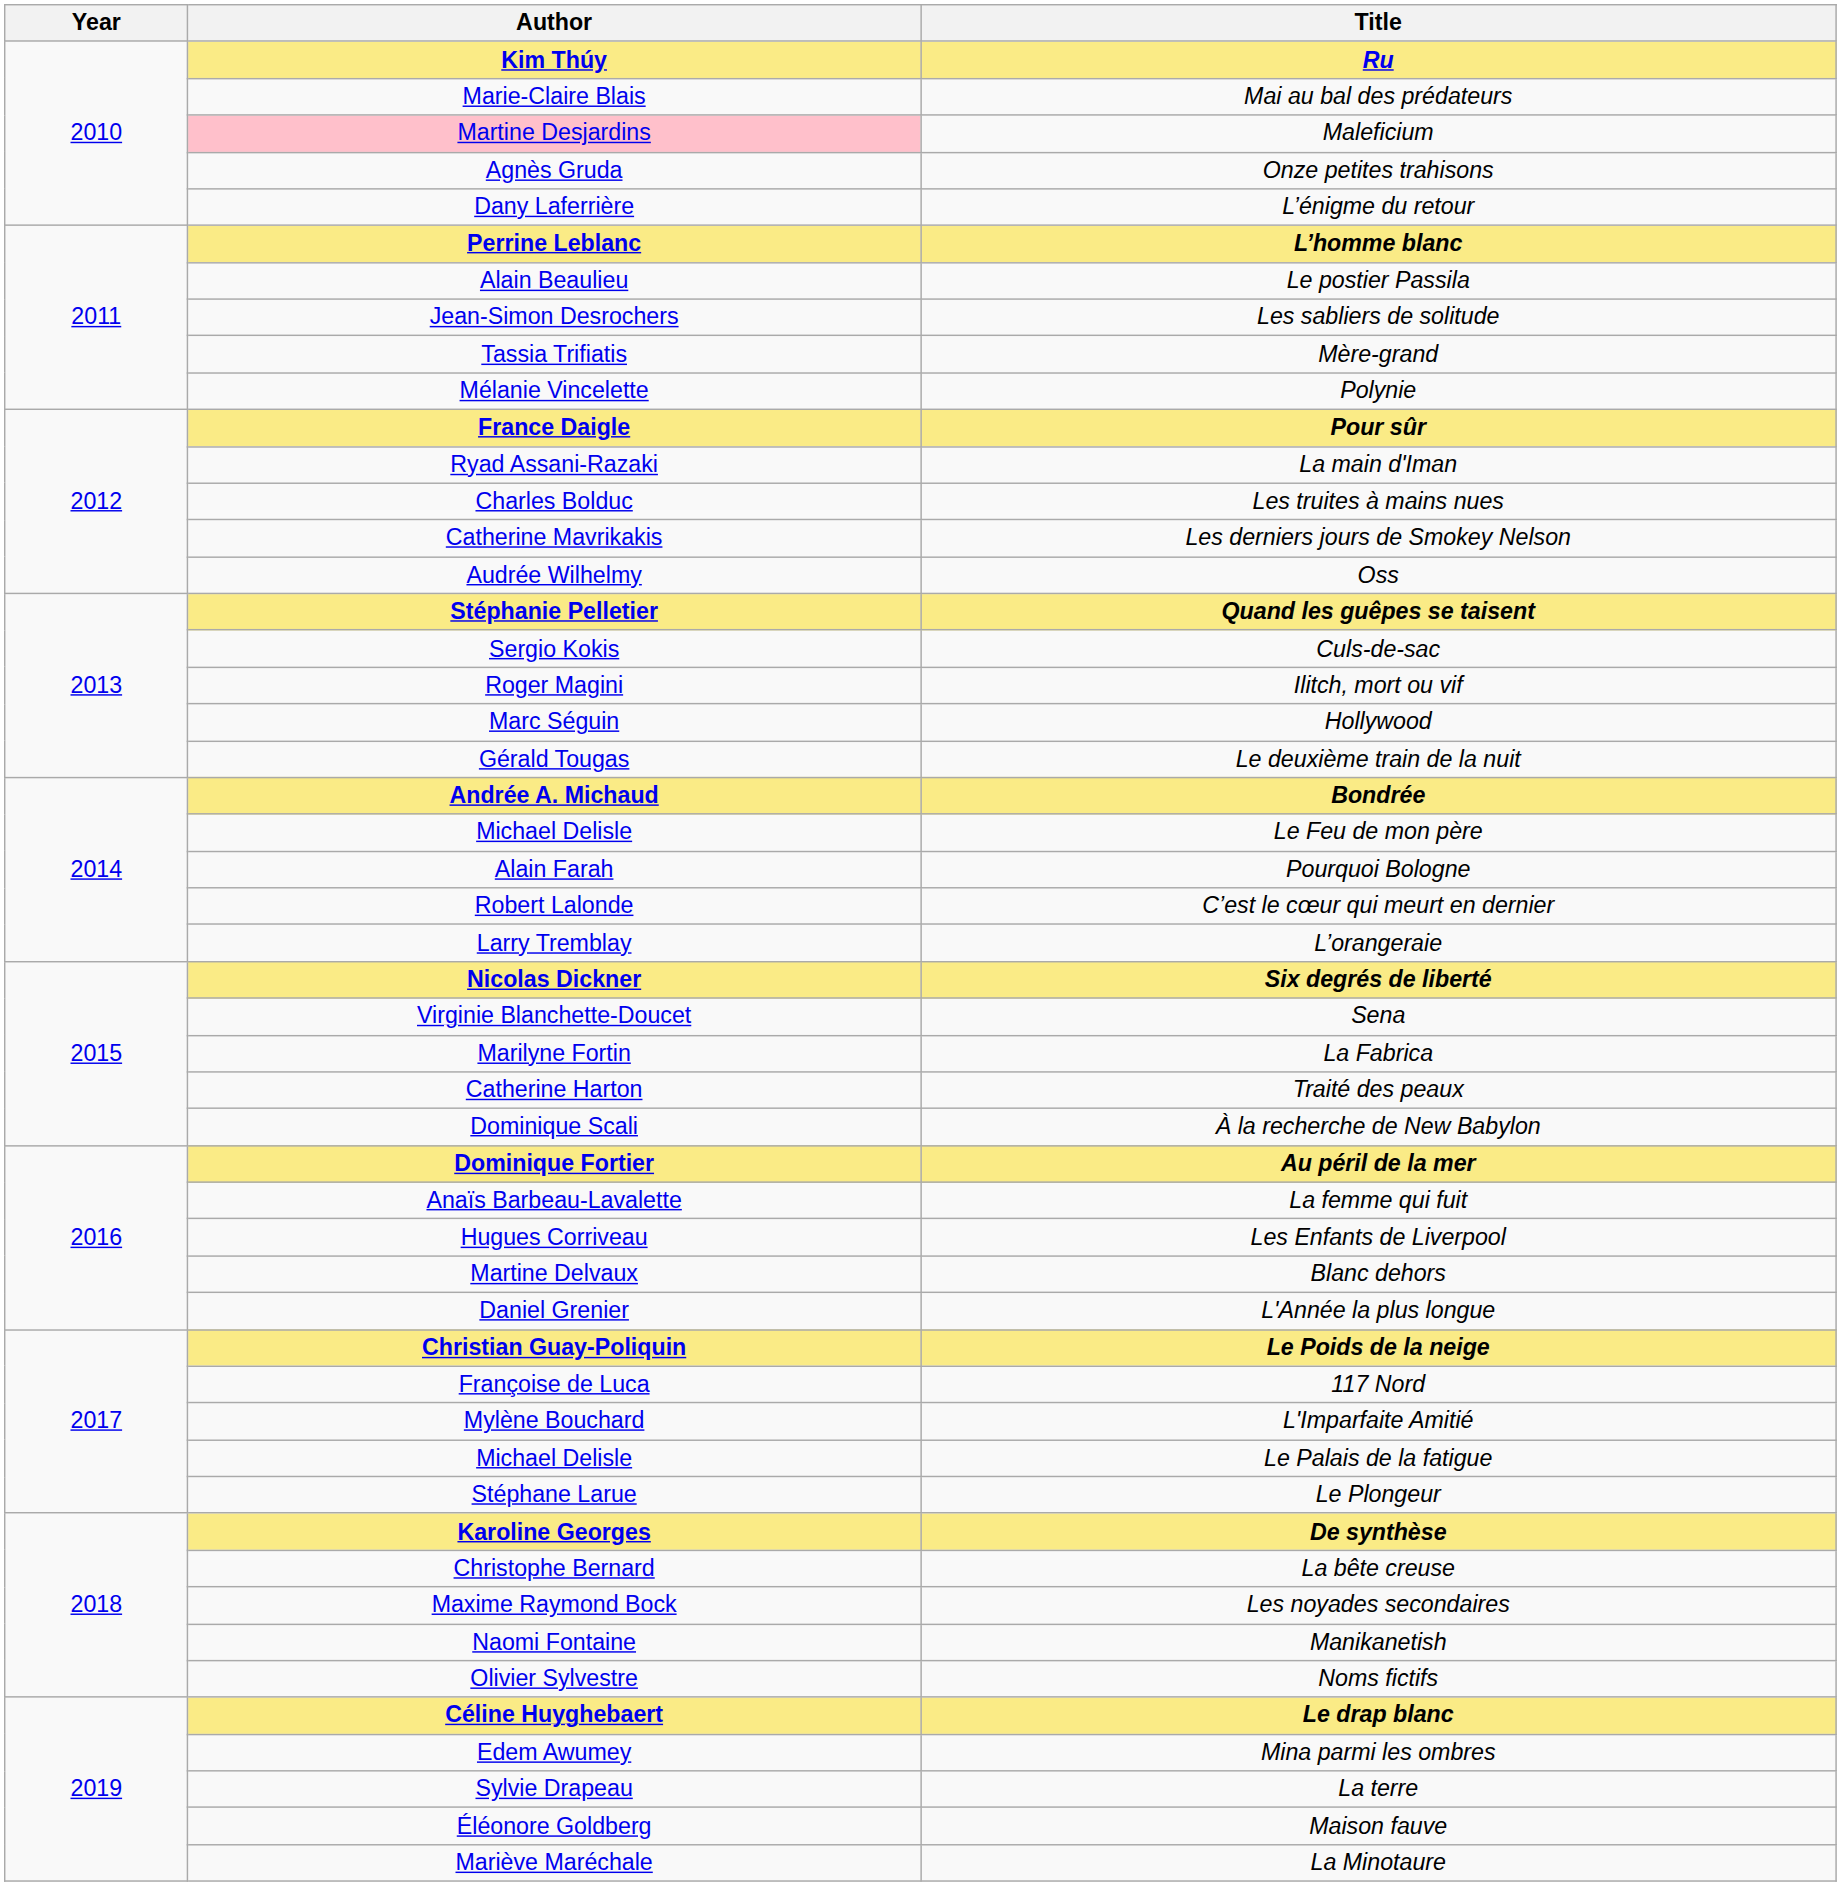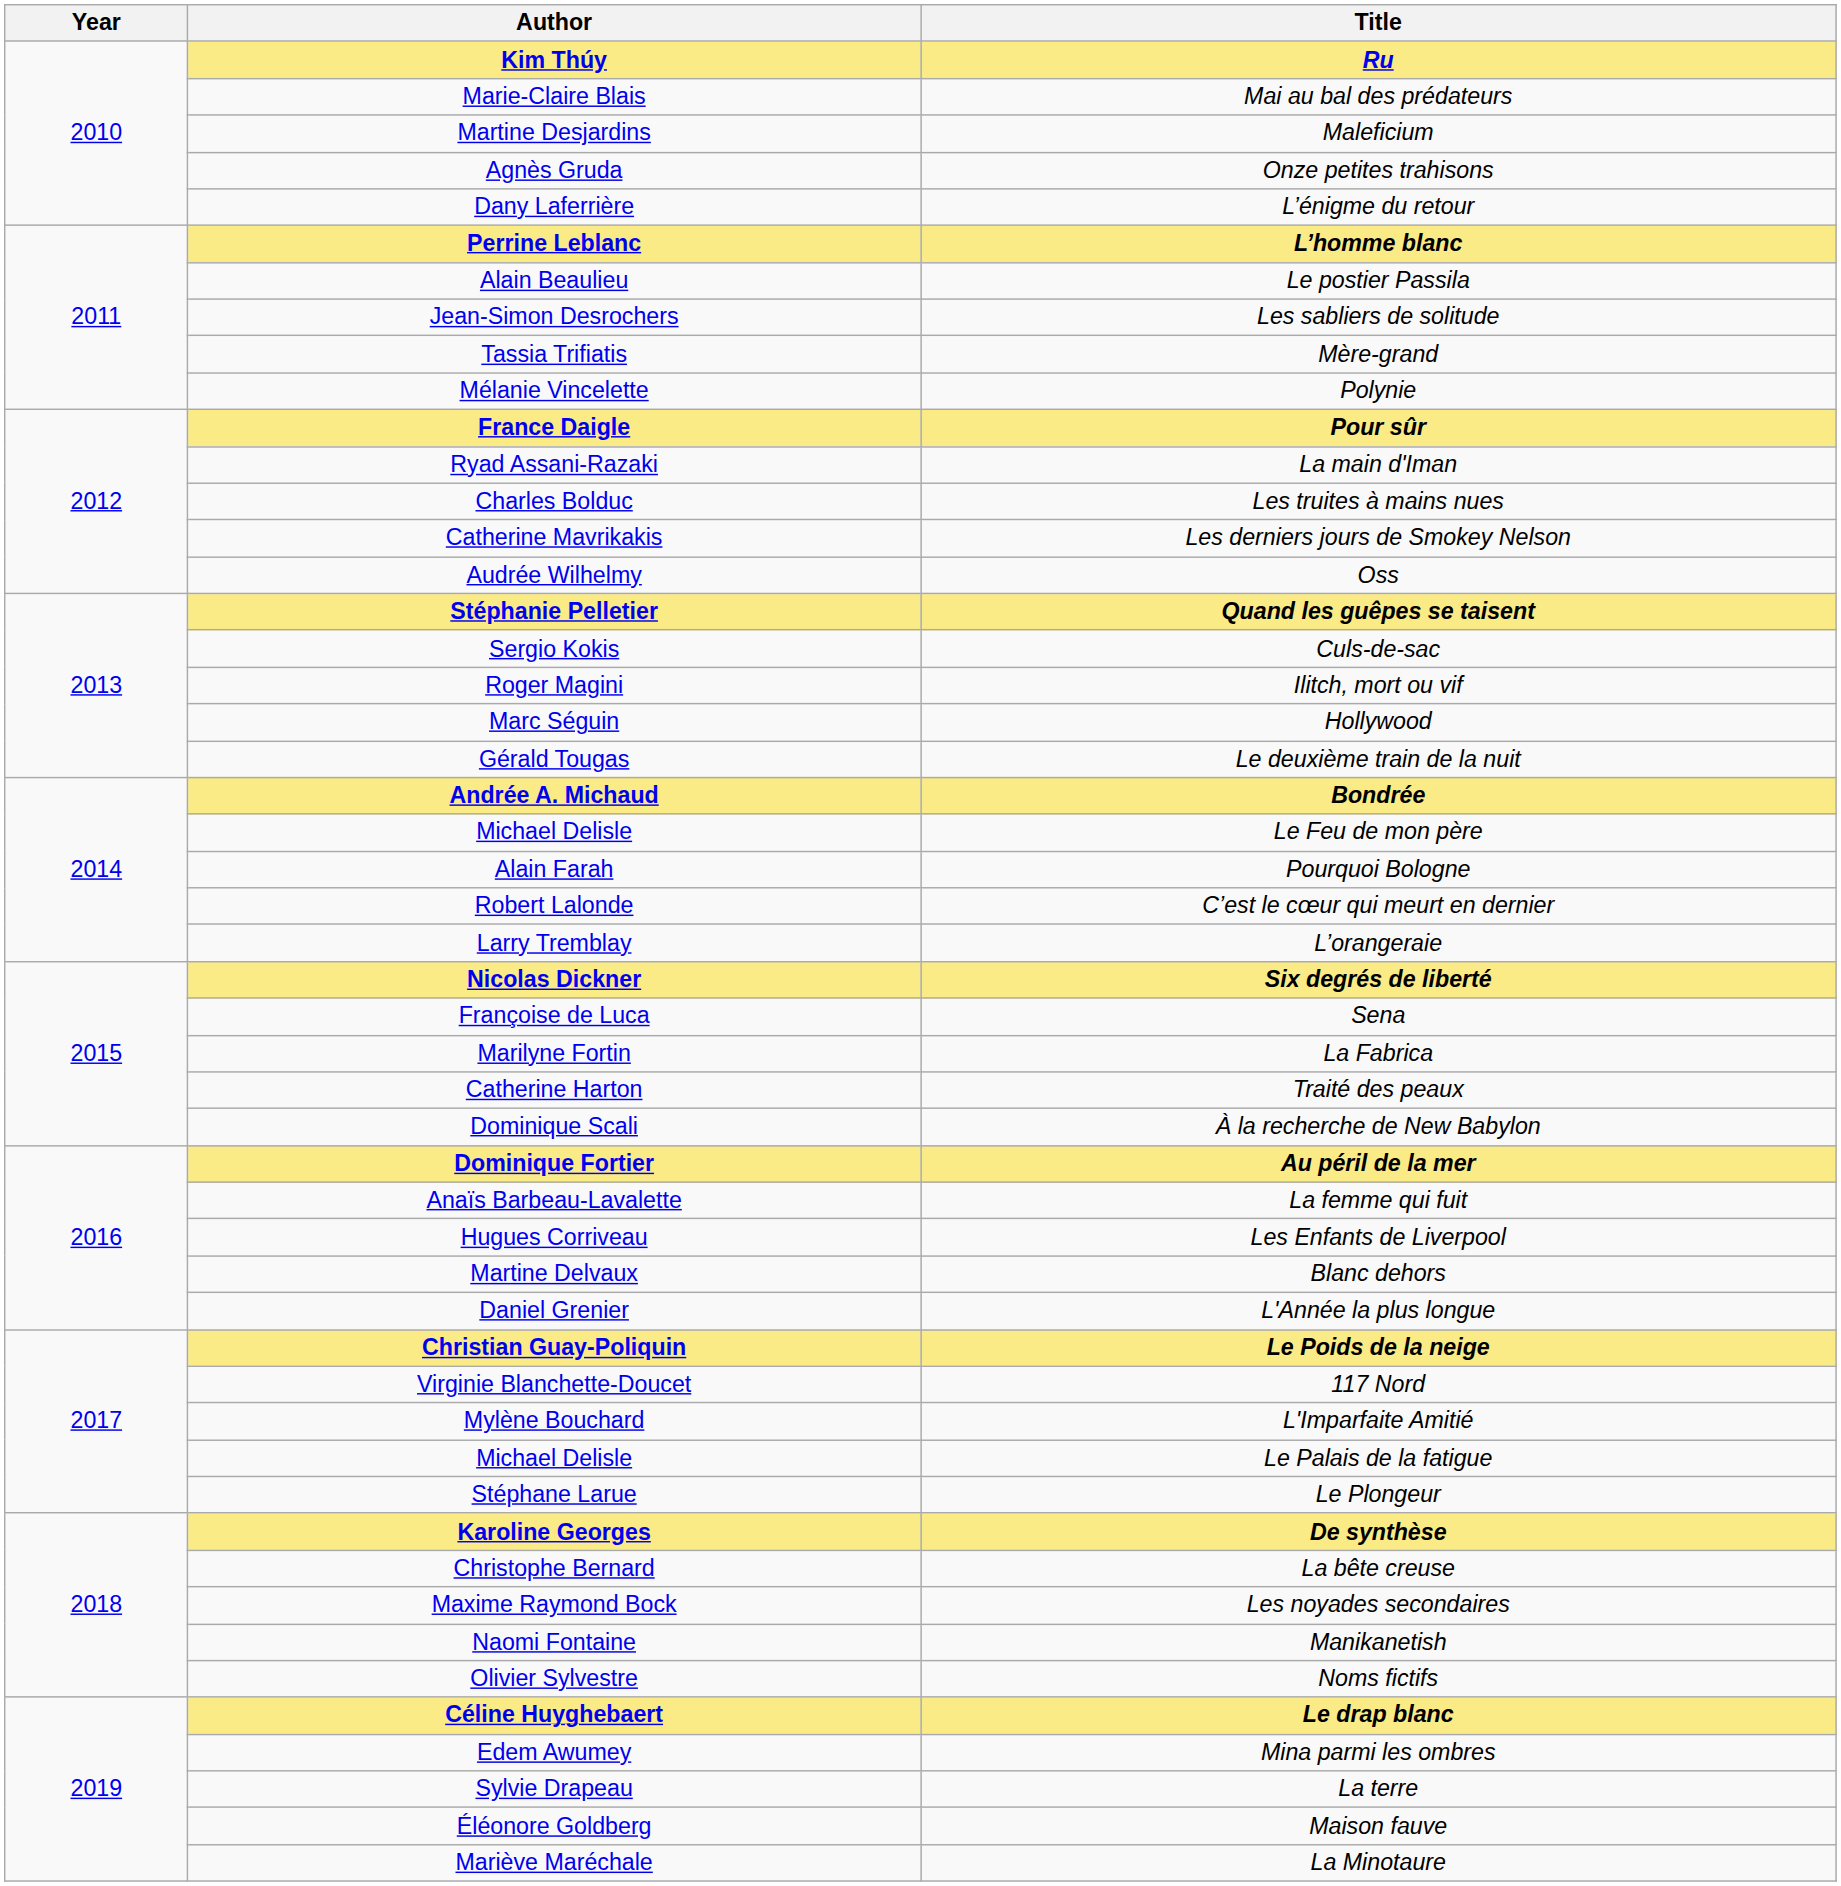(554, 133) pink background -> (554, 133) no background
(554, 1016) Virginie Blanchette-Doucet -> (554, 1016) Françoise de Luca
(554, 1384) Françoise de Luca -> (554, 1384) Virginie Blanchette-Doucet
